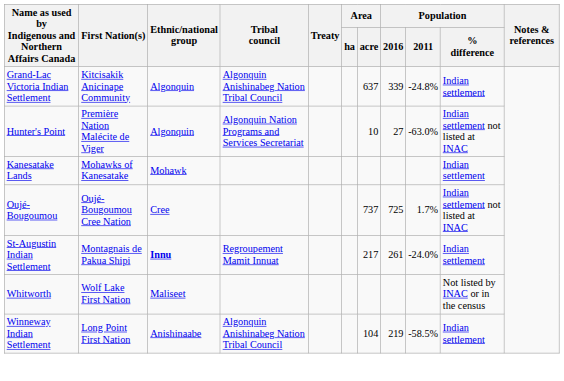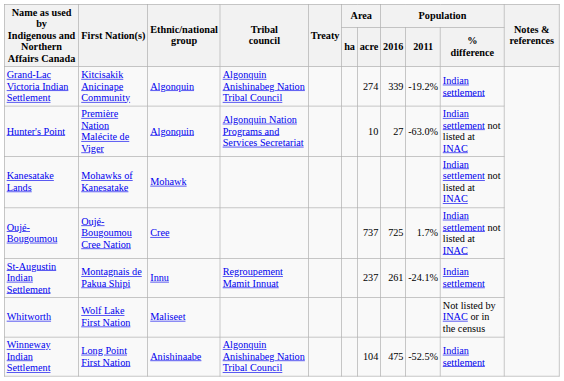(371, 86) 637 -> (371, 86) 274
(423, 86) -24.8% -> (423, 86) -19.2%
(464, 170) Indian settlement -> (472, 182) Indian settlement not listed at INAC
(161, 255) bold -> (160, 278) normal
(371, 255) 217 -> (371, 278) 237
(423, 255) -24.0% -> (423, 278) -24.1%
(396, 333) 219 -> (396, 356) 475
(423, 333) -58.5% -> (423, 356) -52.5%
